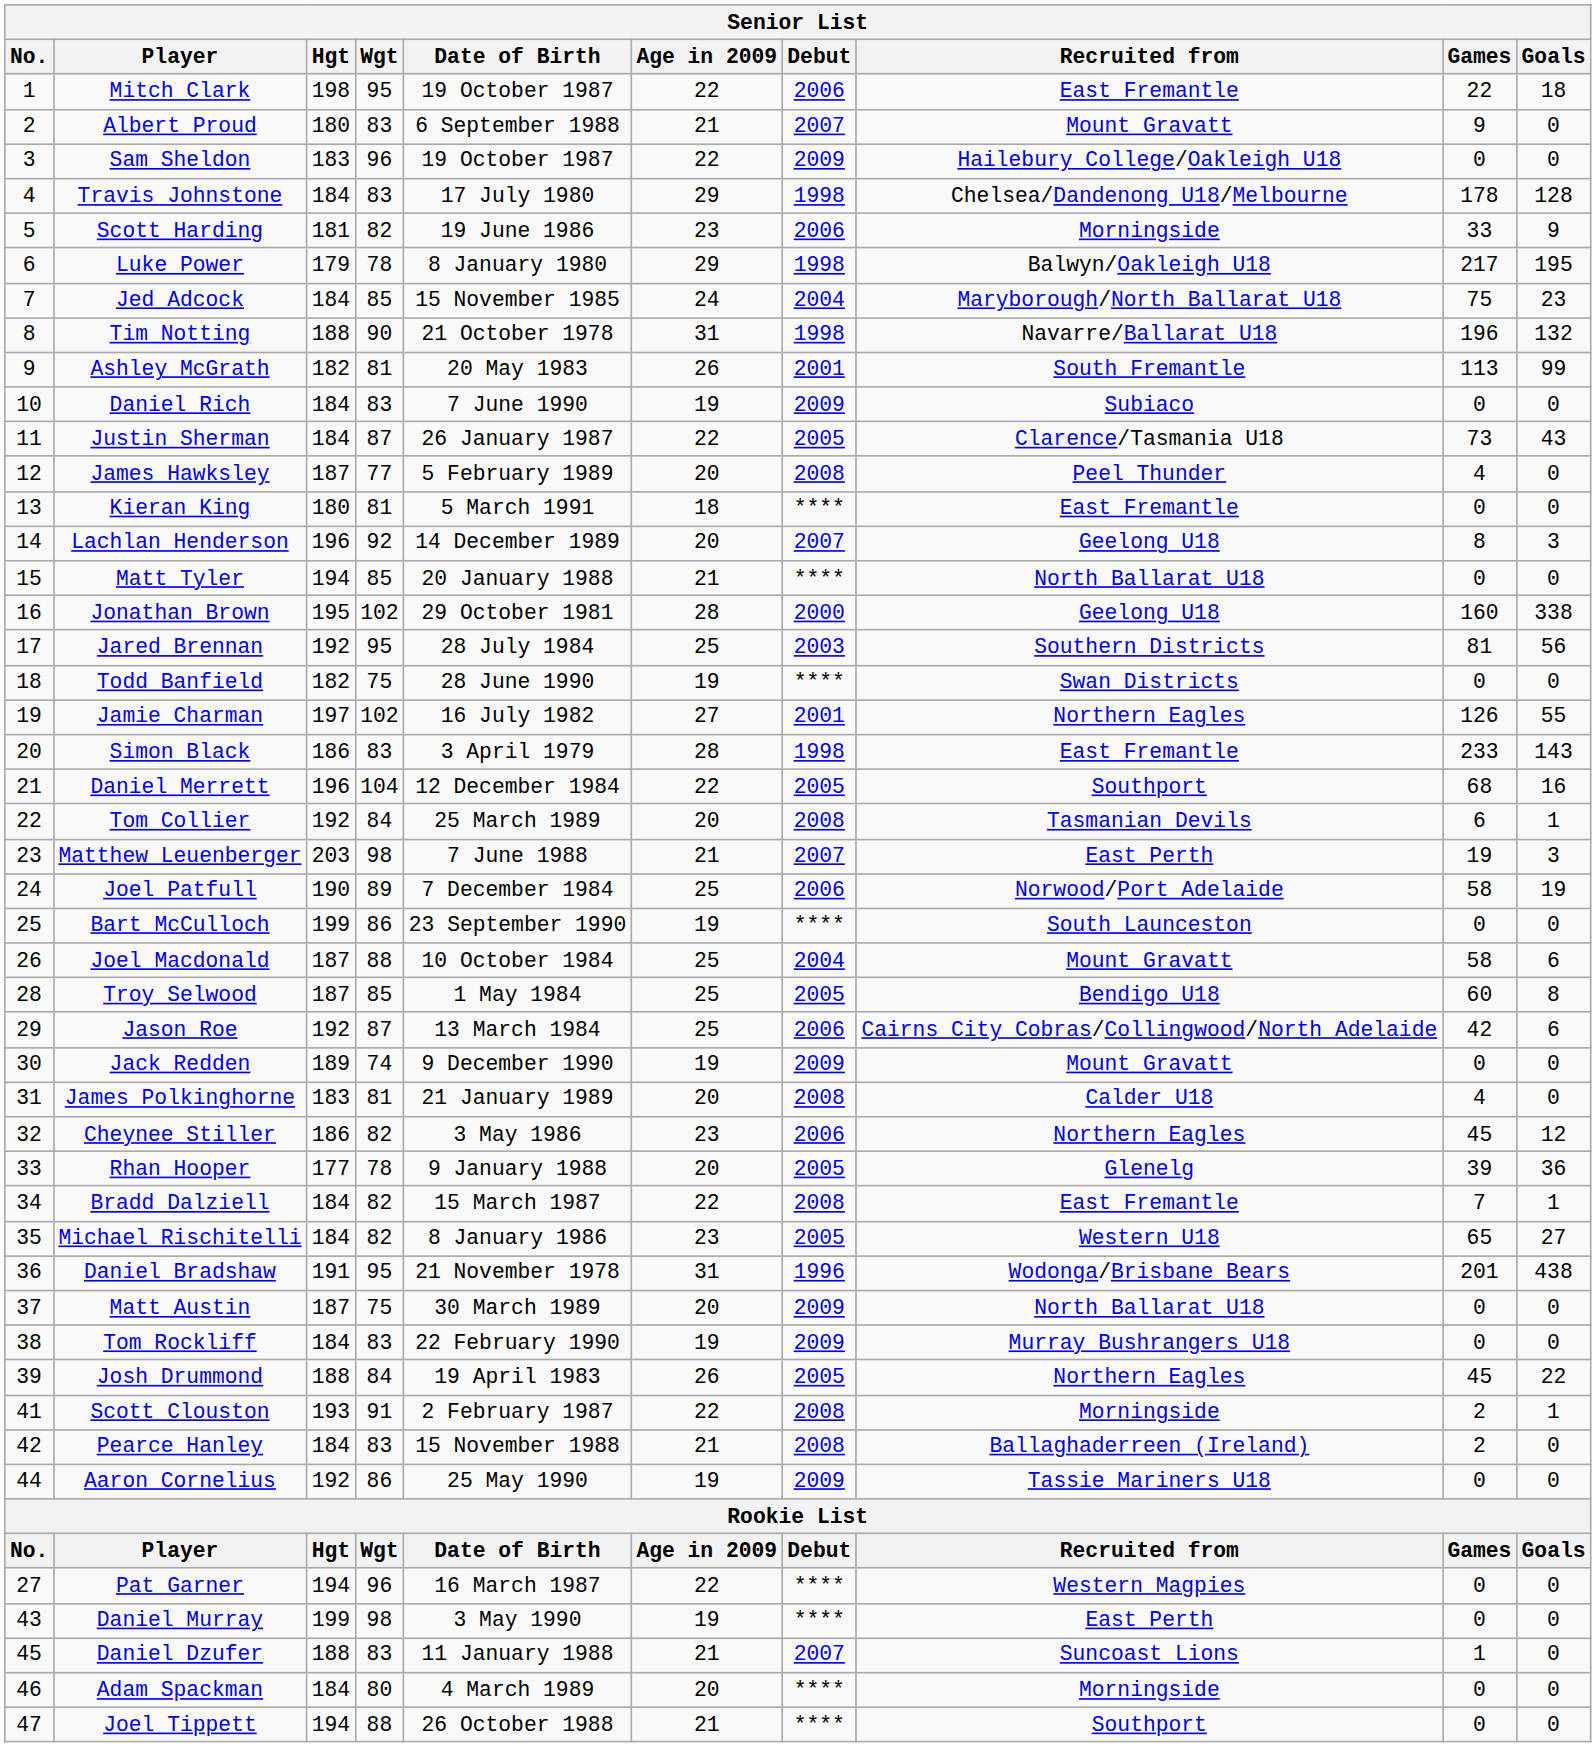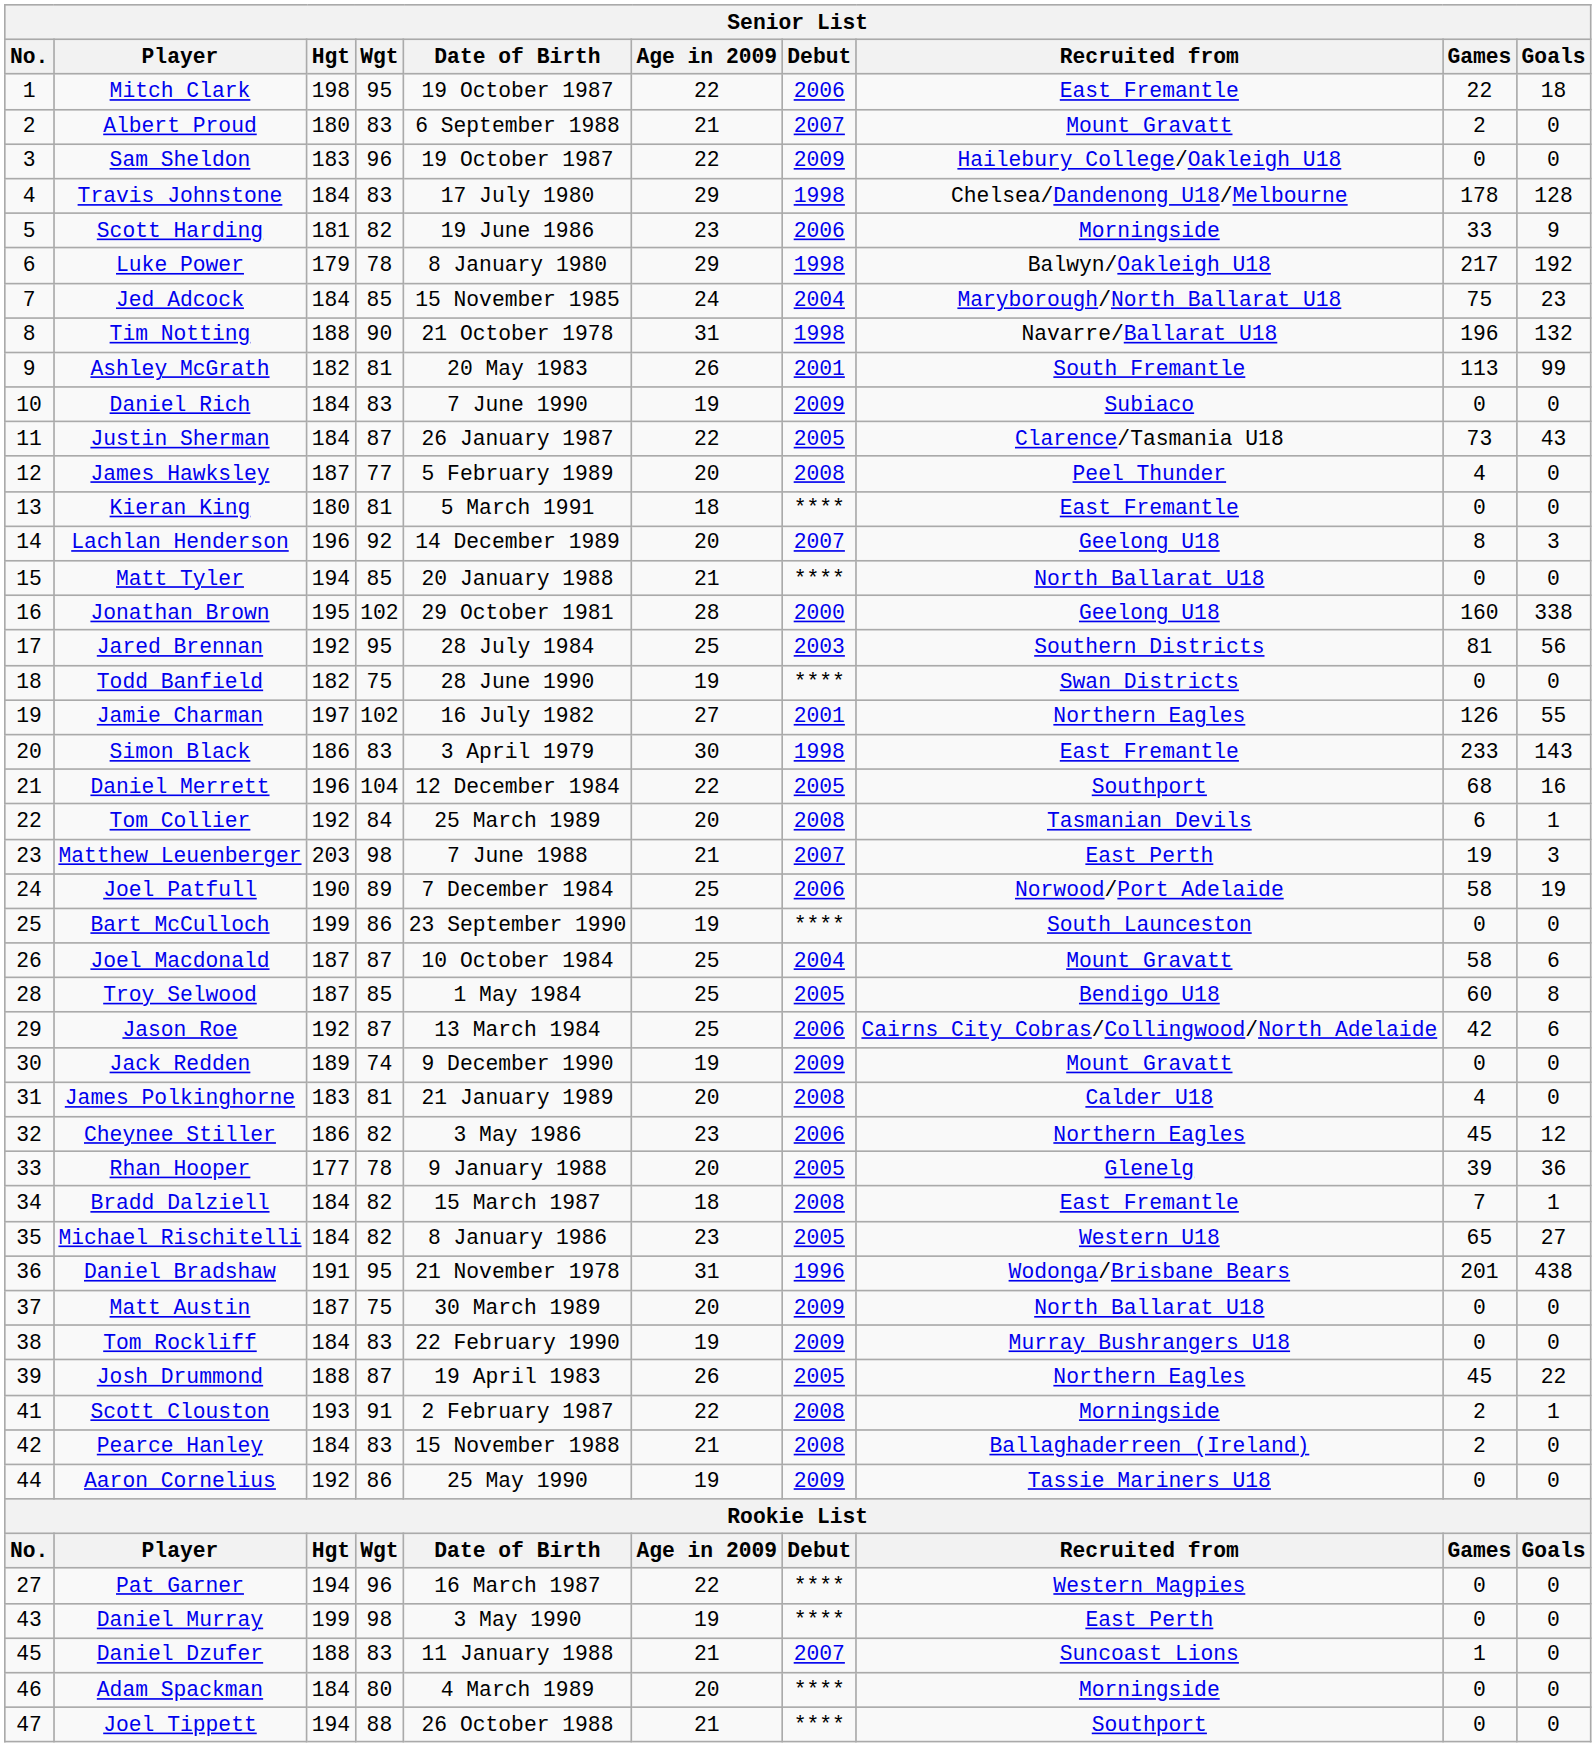(1479, 126) 9 -> (1479, 126) 2
(1554, 265) 195 -> (1554, 265) 192
(707, 752) 28 -> (707, 752) 30
(379, 960) 88 -> (379, 960) 87
(707, 1204) 22 -> (707, 1204) 18
(379, 1377) 84 -> (379, 1377) 87
